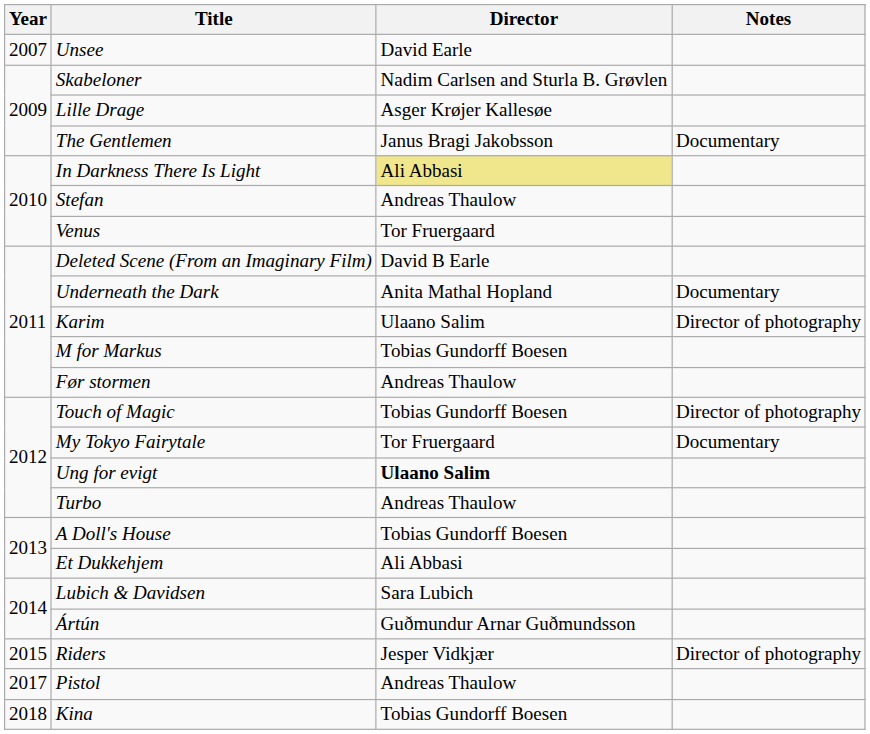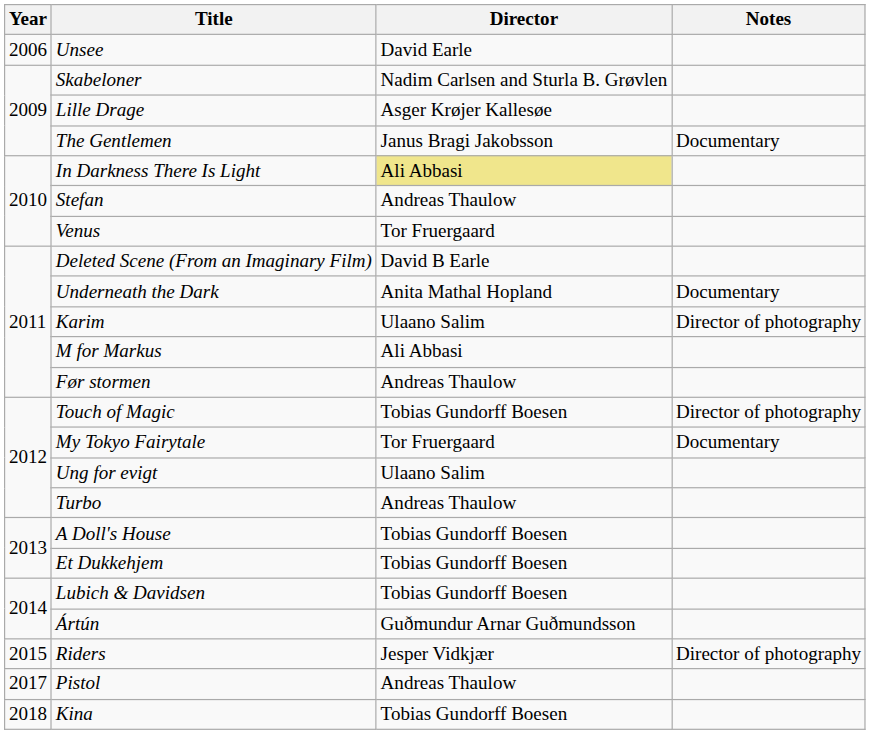(28, 49) 2007 -> (28, 49) 2006
(474, 351) Tobias Gundorff Boesen -> (422, 351) Ali Abbasi
(435, 472) bold -> (433, 472) normal
(422, 563) Ali Abbasi -> (474, 563) Tobias Gundorff Boesen
(427, 593) Sara Lubich -> (474, 593) Tobias Gundorff Boesen
